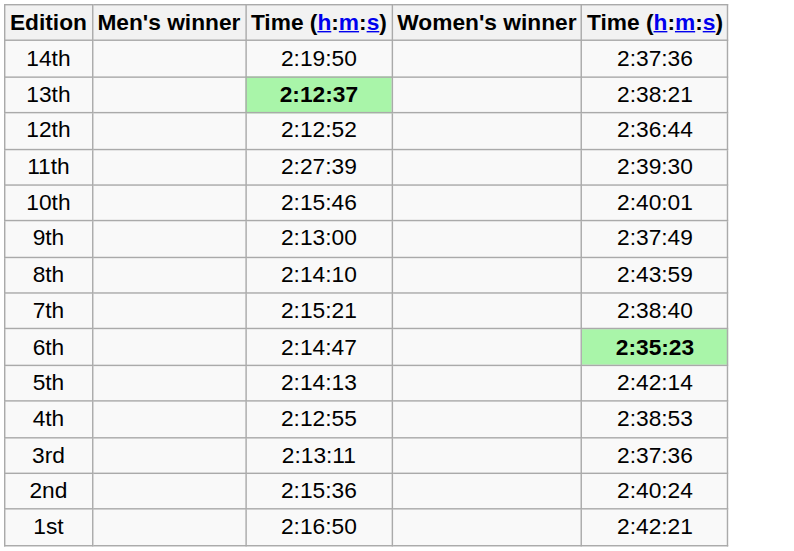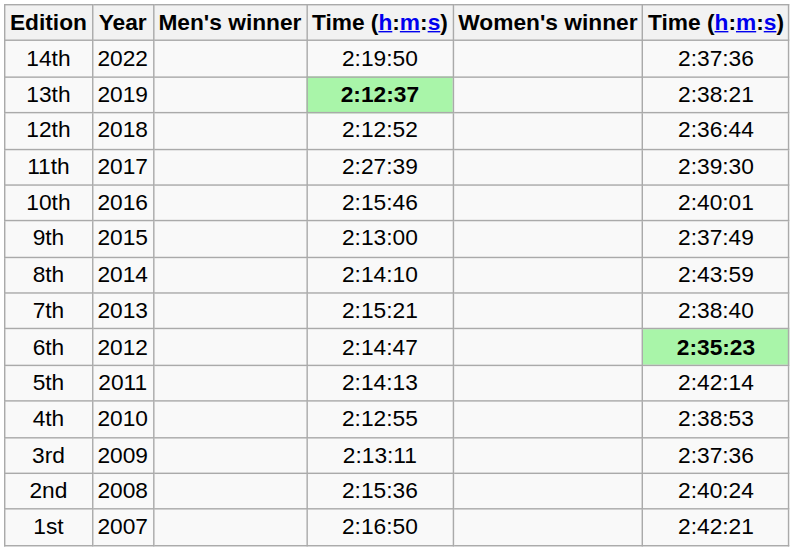+ column: (123, 22)
